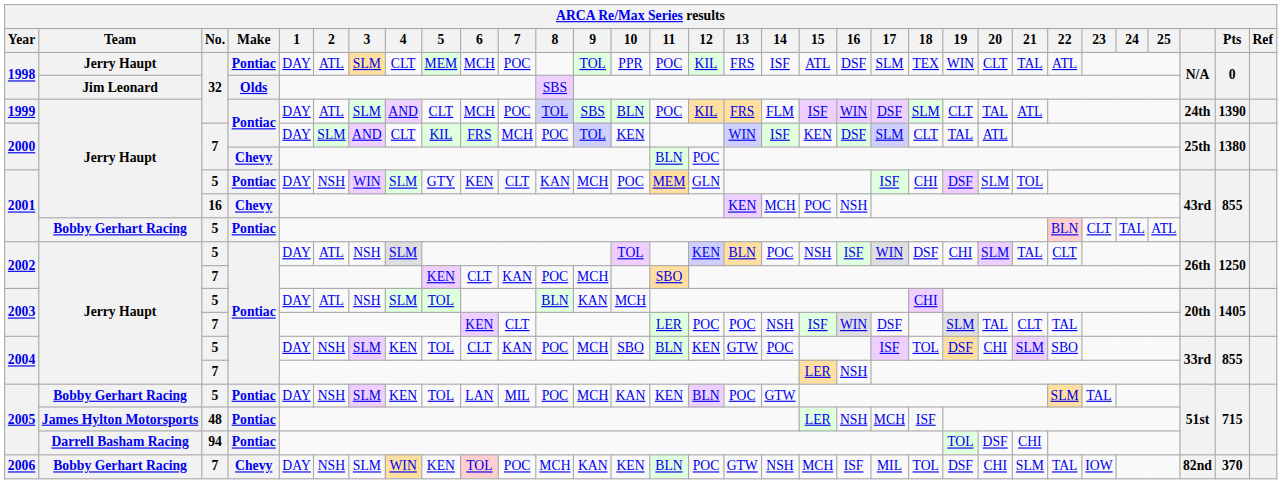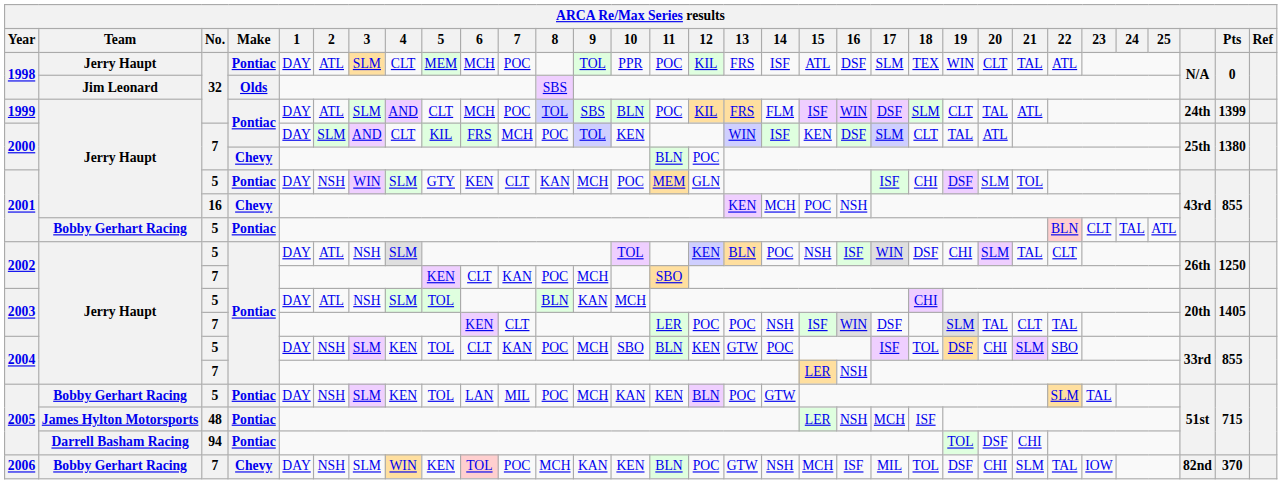(1232, 111) 1390 -> (1232, 111) 1399
